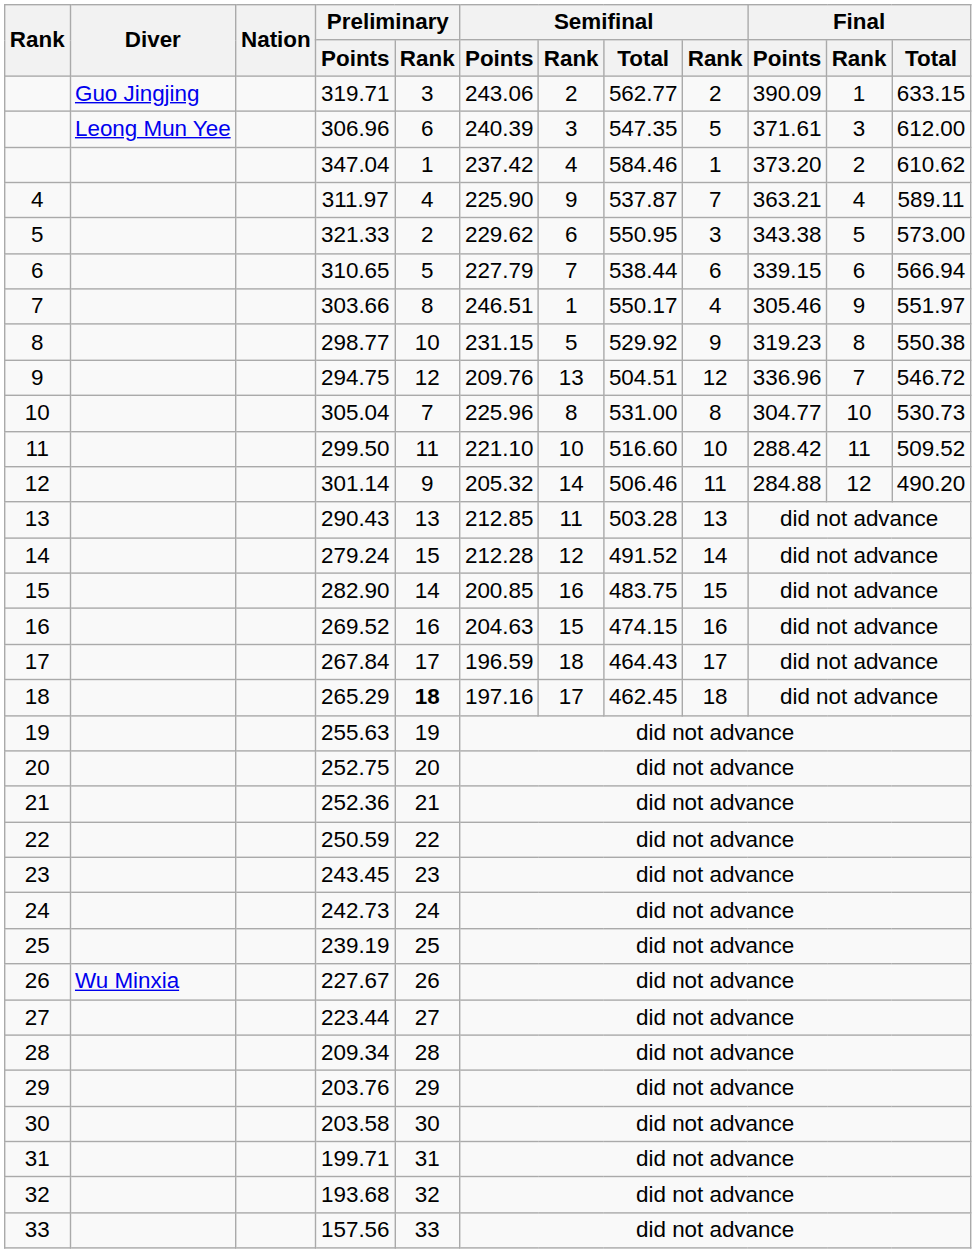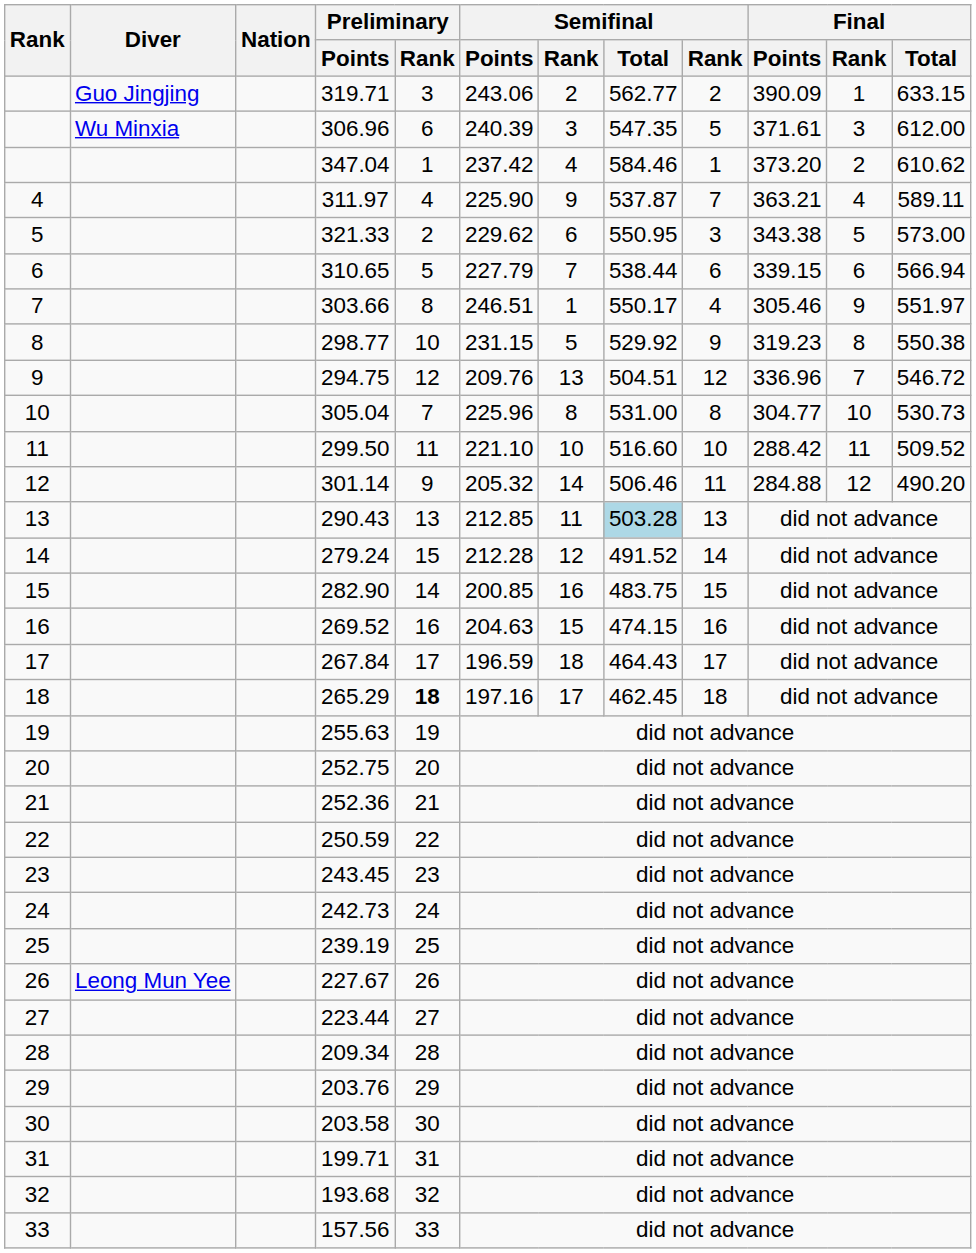(153, 128) Leong Mun Yee -> (127, 128) Wu Minxia
(643, 519) no background -> (643, 519) lightblue background
(127, 981) Wu Minxia -> (153, 981) Leong Mun Yee
